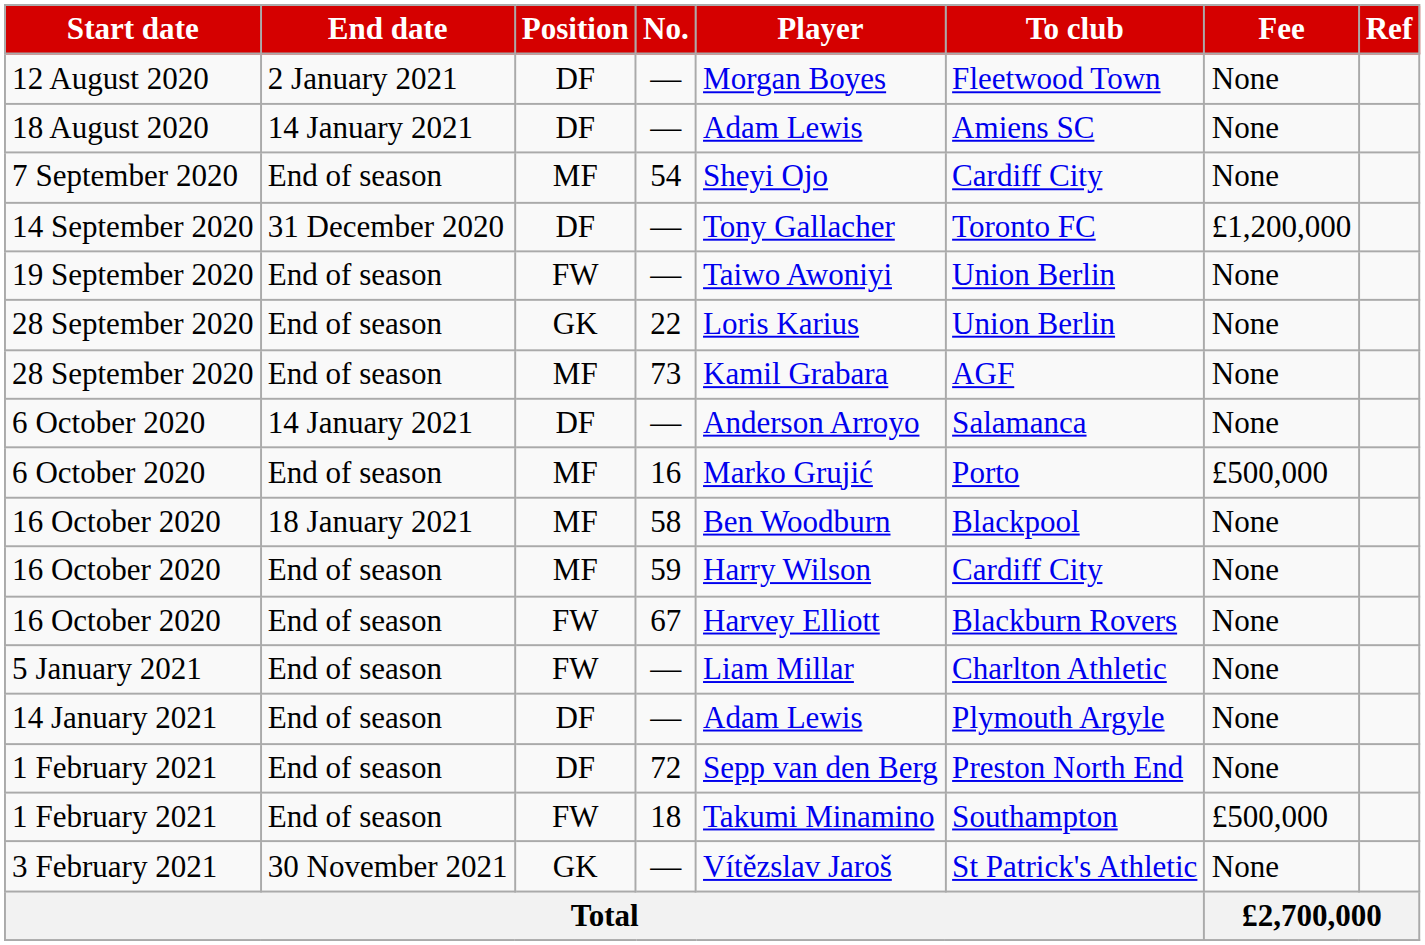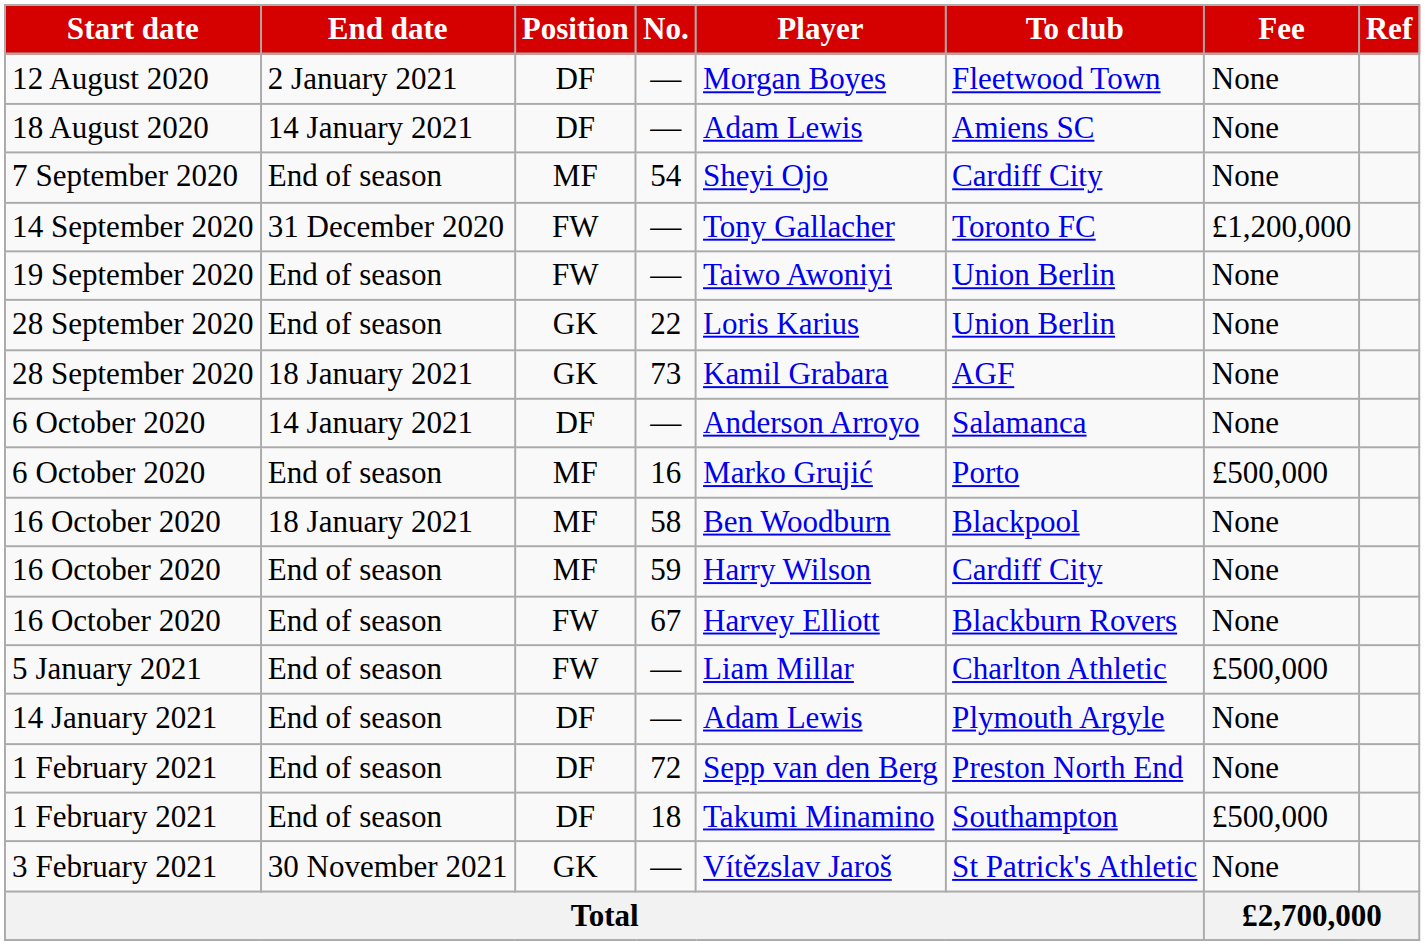(575, 226) DF -> (575, 226) FW
(355, 373) End of season -> (370, 373) 18 January 2021
(575, 373) MF -> (575, 373) GK
(1245, 669) None -> (1270, 669) £500,000
(575, 816) FW -> (575, 816) DF
